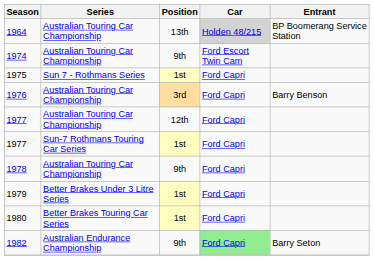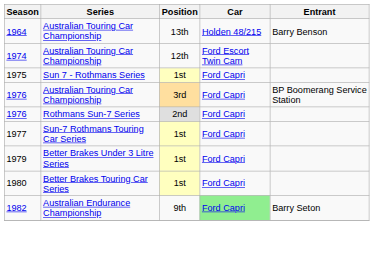(232, 31) lightgrey background -> (232, 31) no background
(319, 31) BP Boomerang Service Station -> (300, 31) Barry Benson
(180, 56) 9th -> (180, 56) 12th
(300, 95) Barry Benson -> (319, 95) BP Boomerang Service Station
+ row: (17, 114)
- row: (17, 120)
- row: (17, 169)
